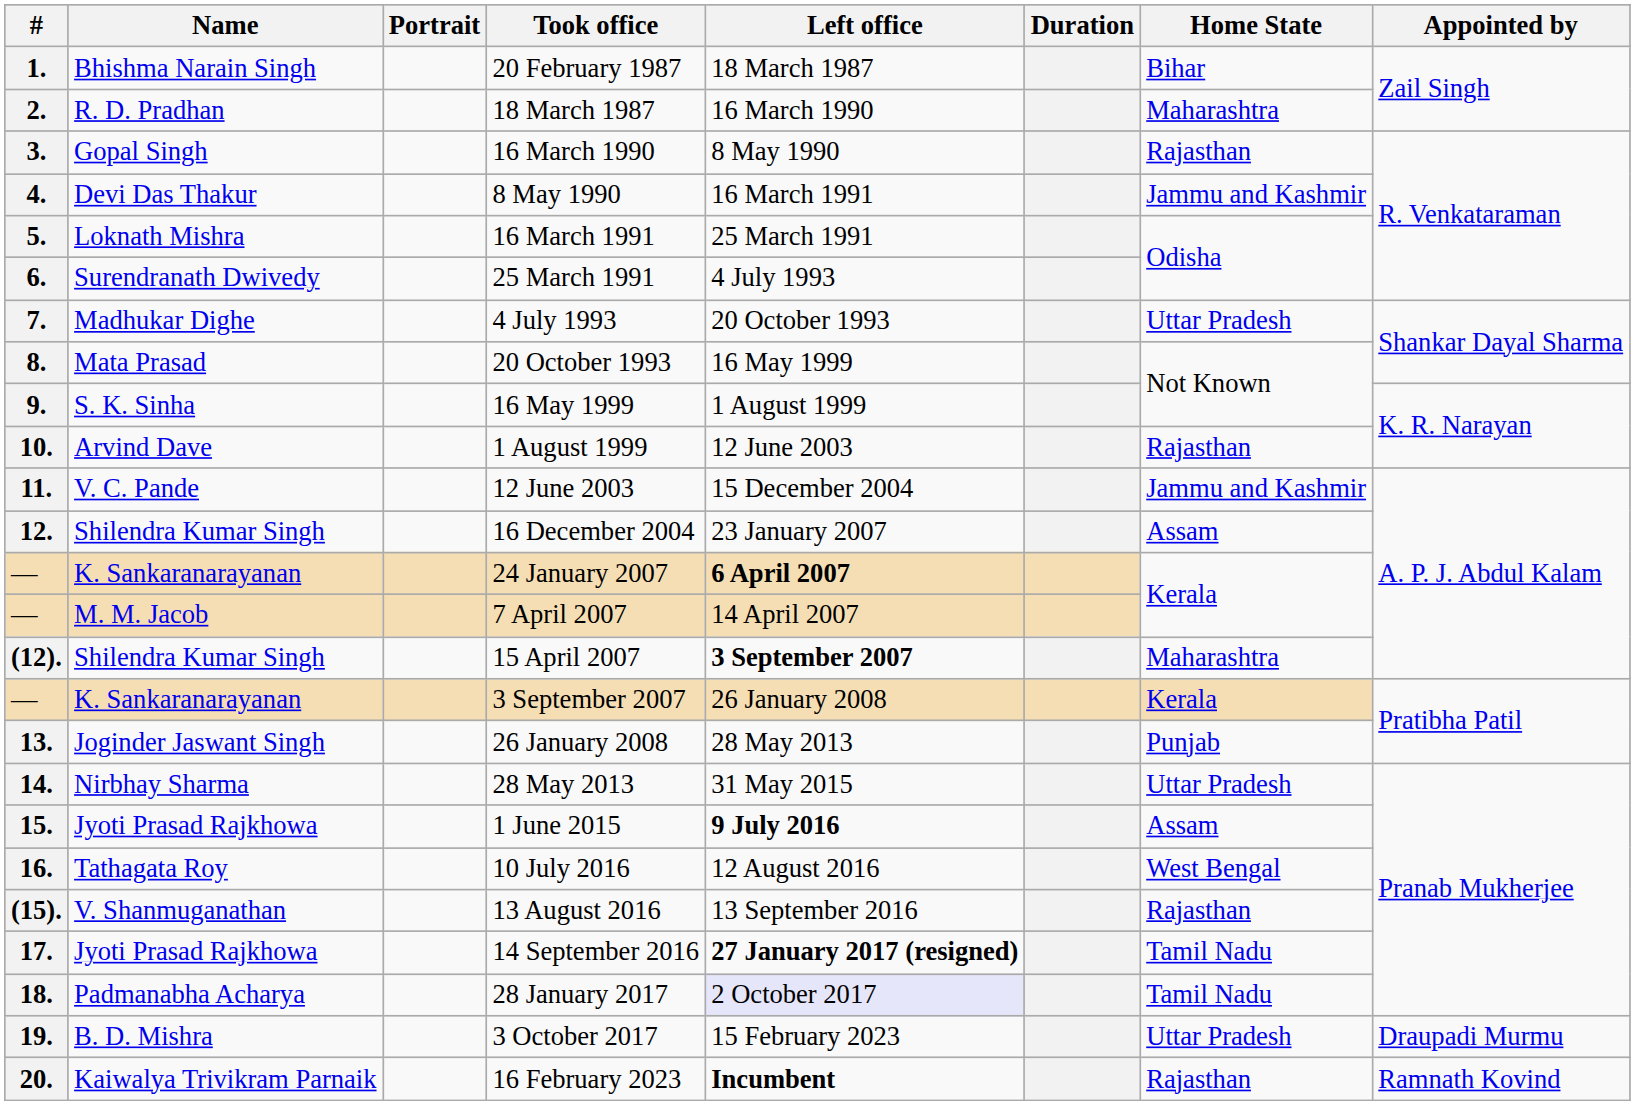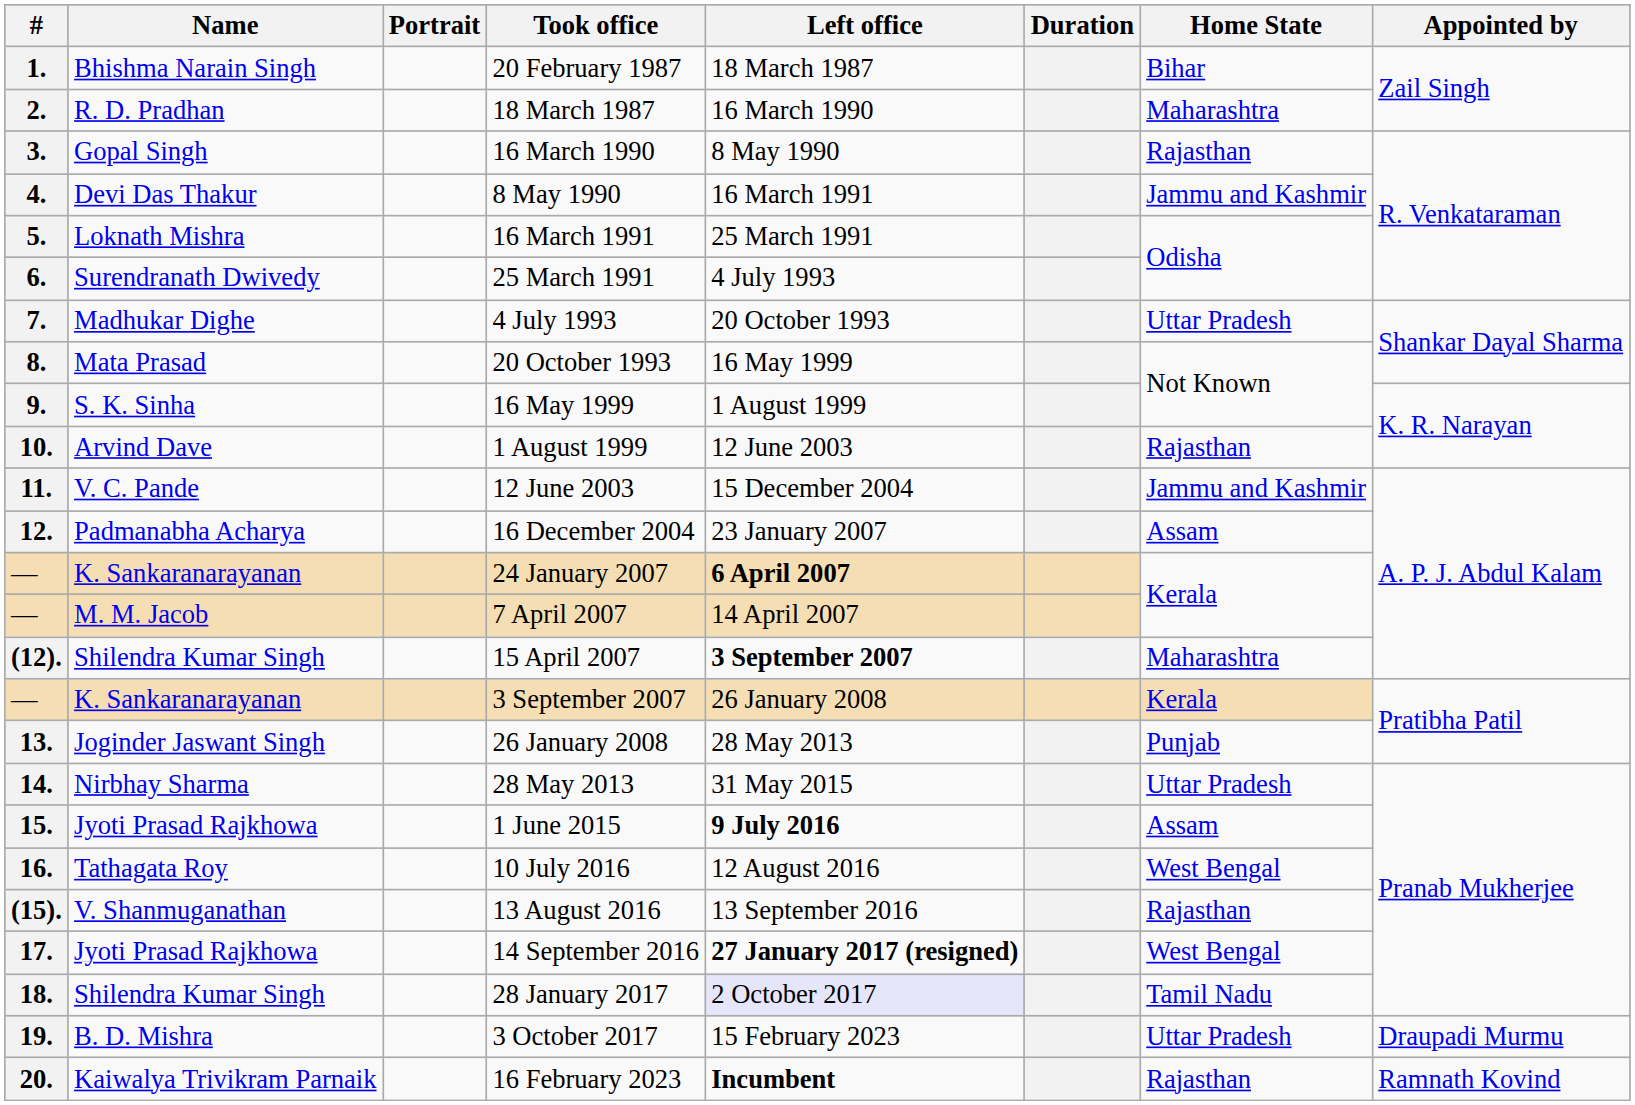(199, 531) Shilendra Kumar Singh -> (190, 531) Padmanabha Acharya
(1209, 952) Tamil Nadu -> (1213, 952) West Bengal
(190, 994) Padmanabha Acharya -> (199, 994) Shilendra Kumar Singh
